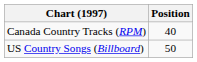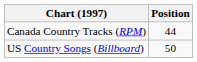(170, 31) 40 -> (170, 31) 44
